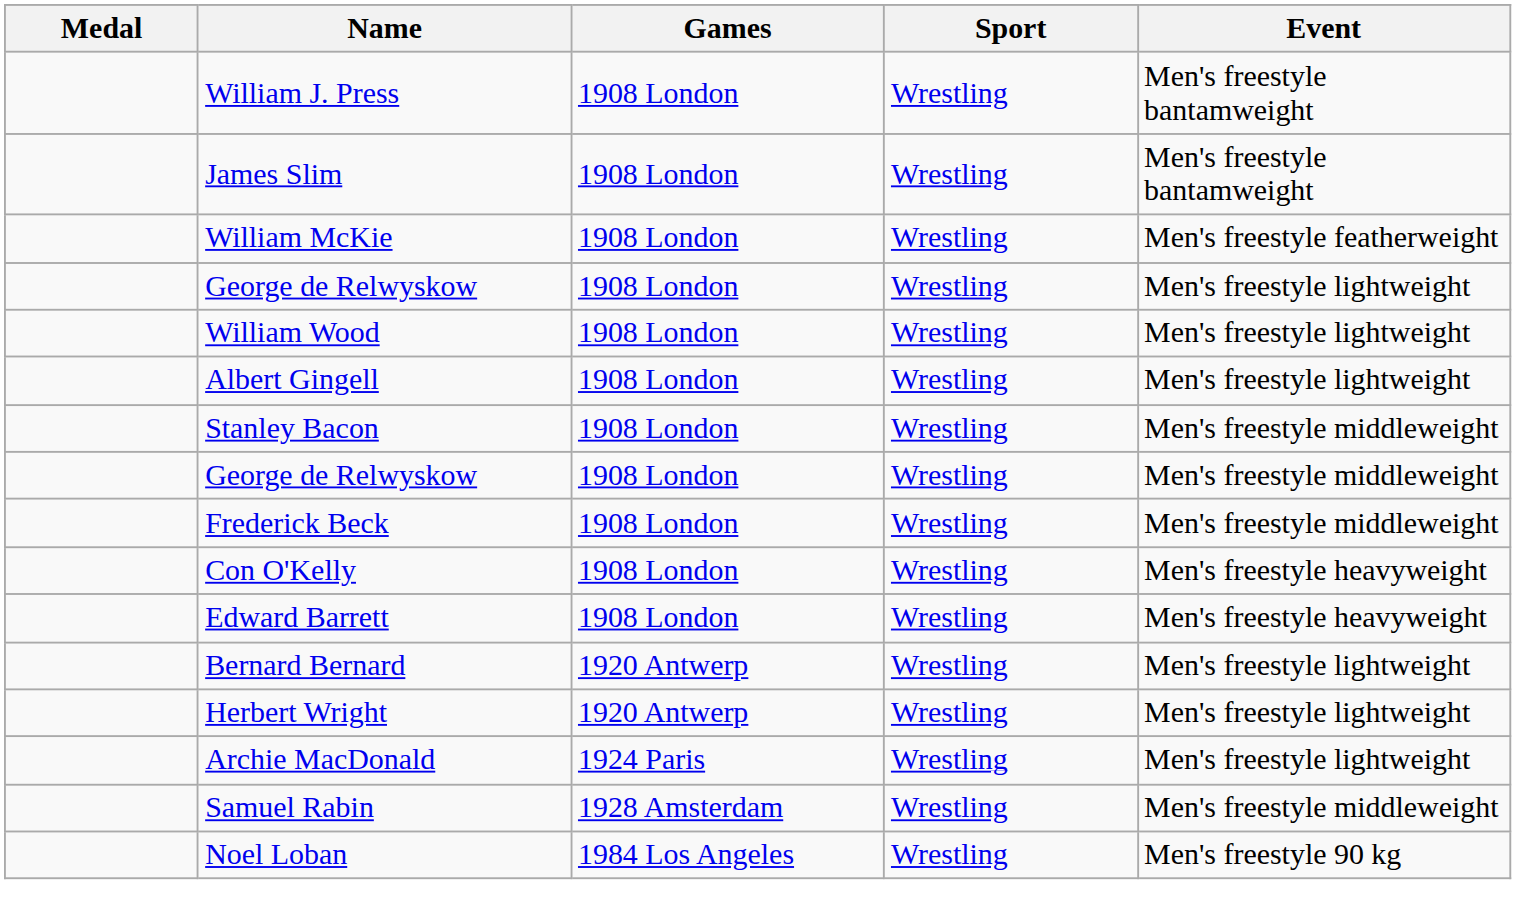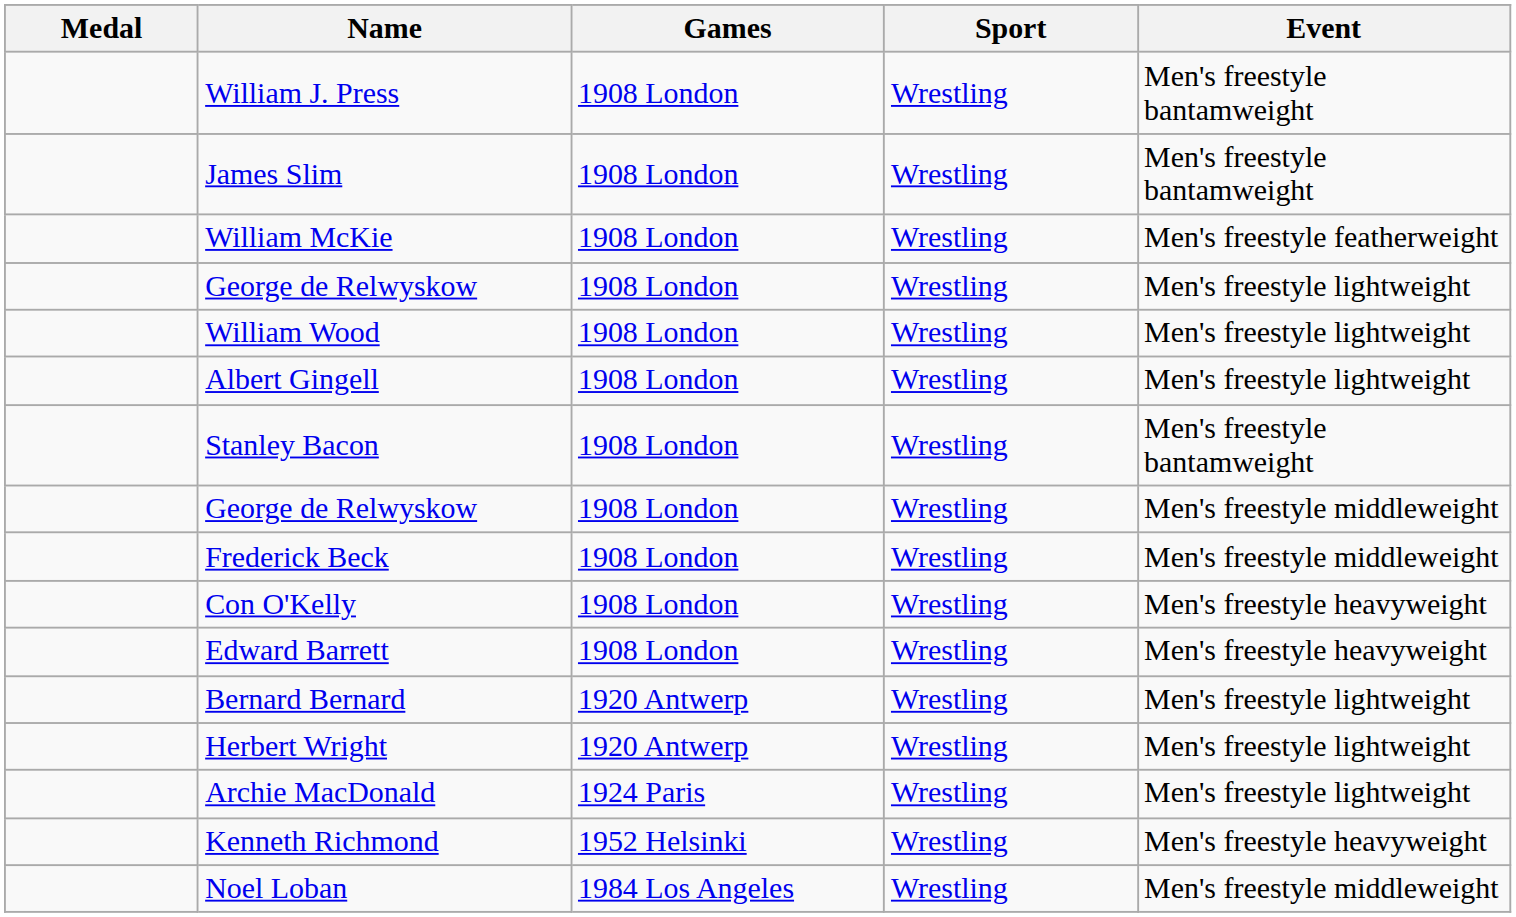(1321, 427) Men's freestyle middleweight -> (1235, 444) Men's freestyle bantamweight
- row: (289, 807)
+ row: (322, 840)
(1273, 854) Men's freestyle 90 kg -> (1321, 888) Men's freestyle middleweight
